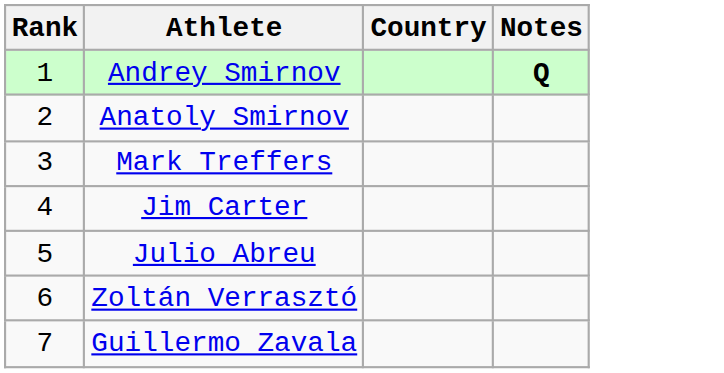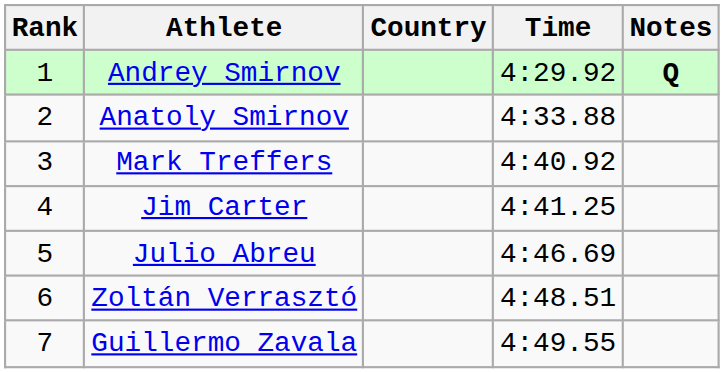+ column: (558, 28)
